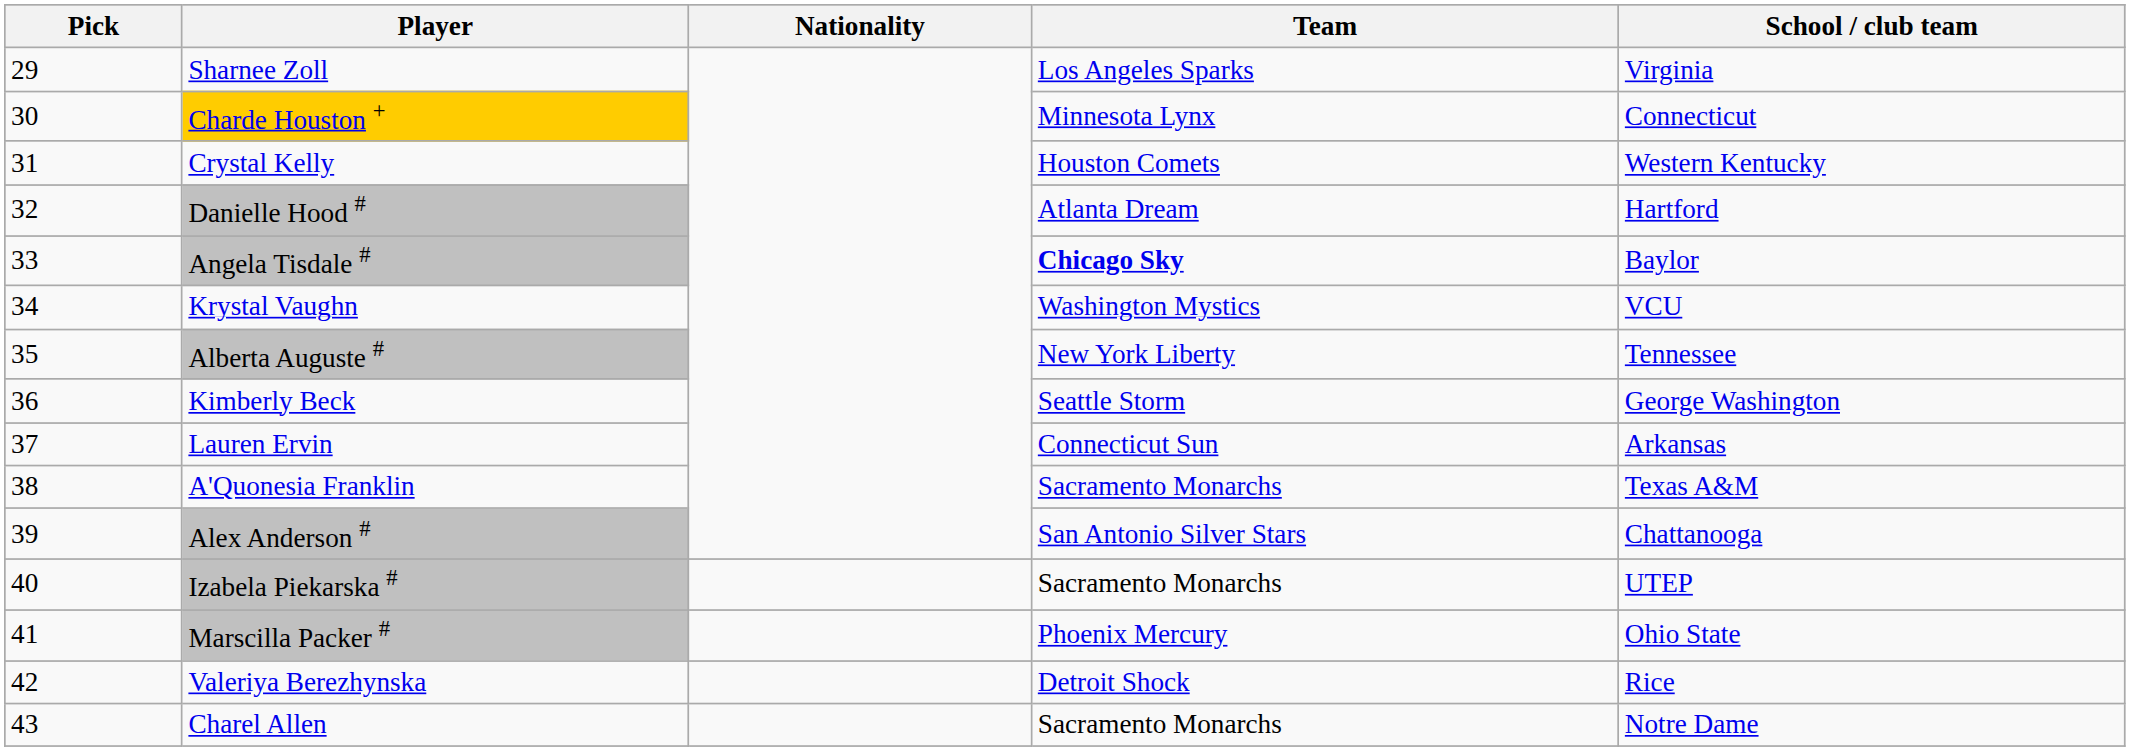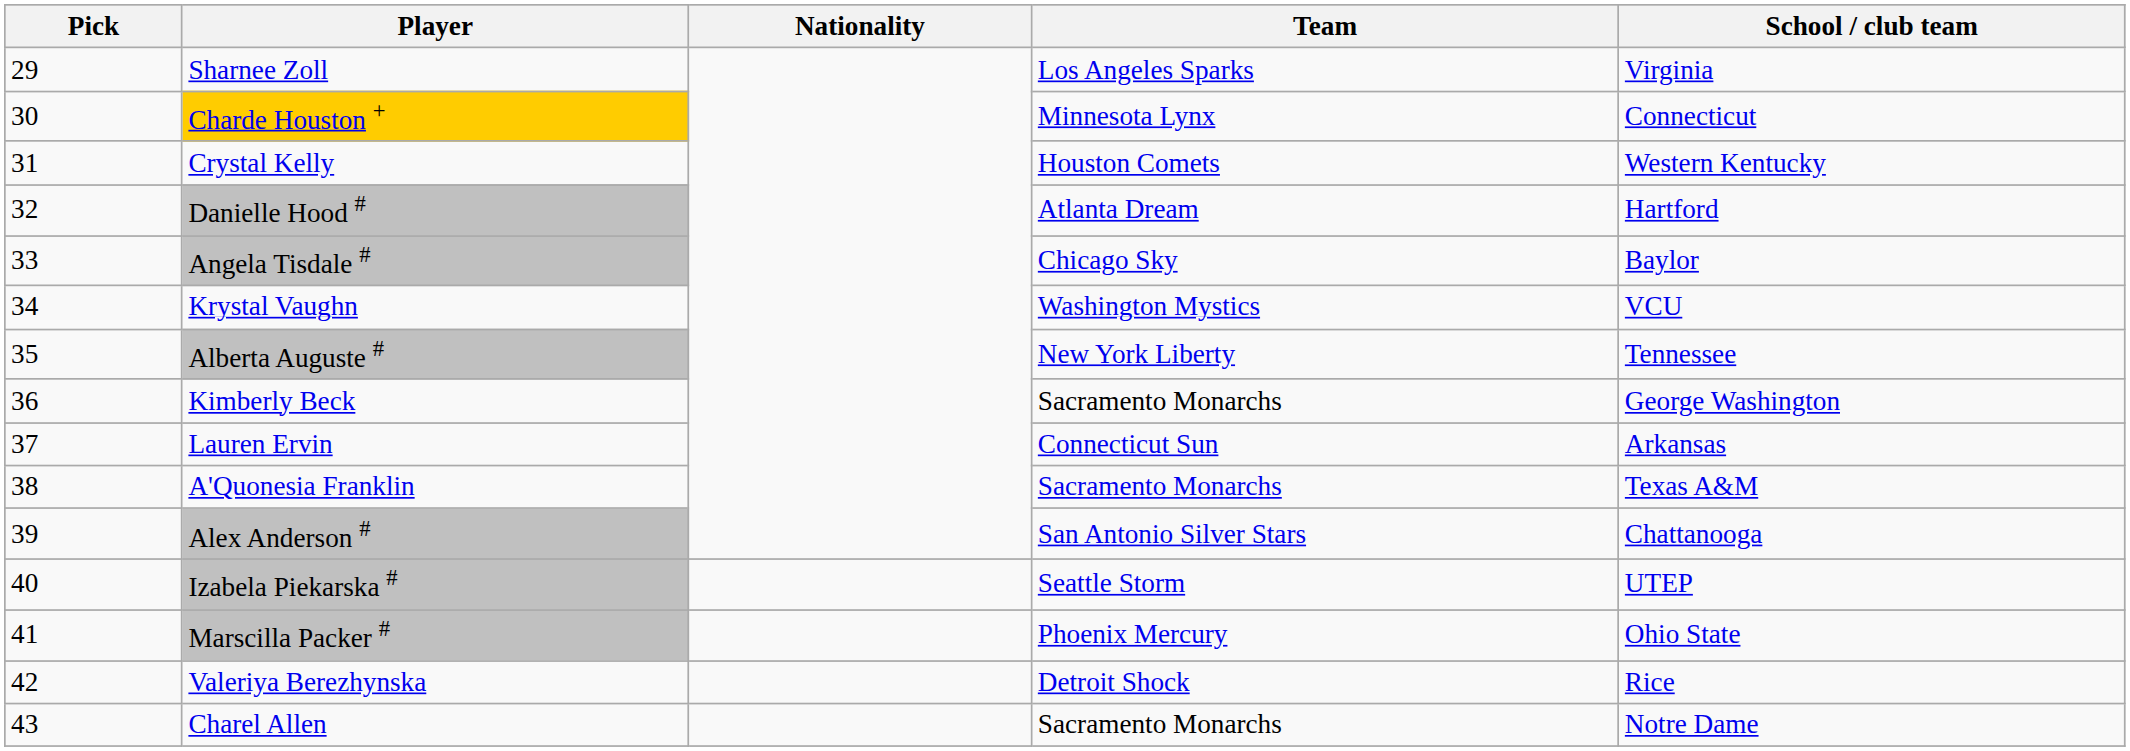(1111, 260) bold -> (1108, 260) normal
(1111, 400) Seattle Storm -> (1160, 400) Sacramento Monarchs
(1160, 584) Sacramento Monarchs -> (1111, 584) Seattle Storm
